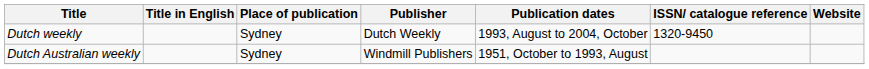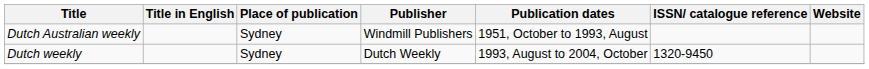rows swapped: (44, 34) <-> (74, 53)
